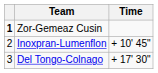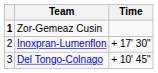(131, 44) + 10' 45" -> (131, 44) + 17' 30"
(131, 60) + 17' 30" -> (131, 60) + 10' 45"
